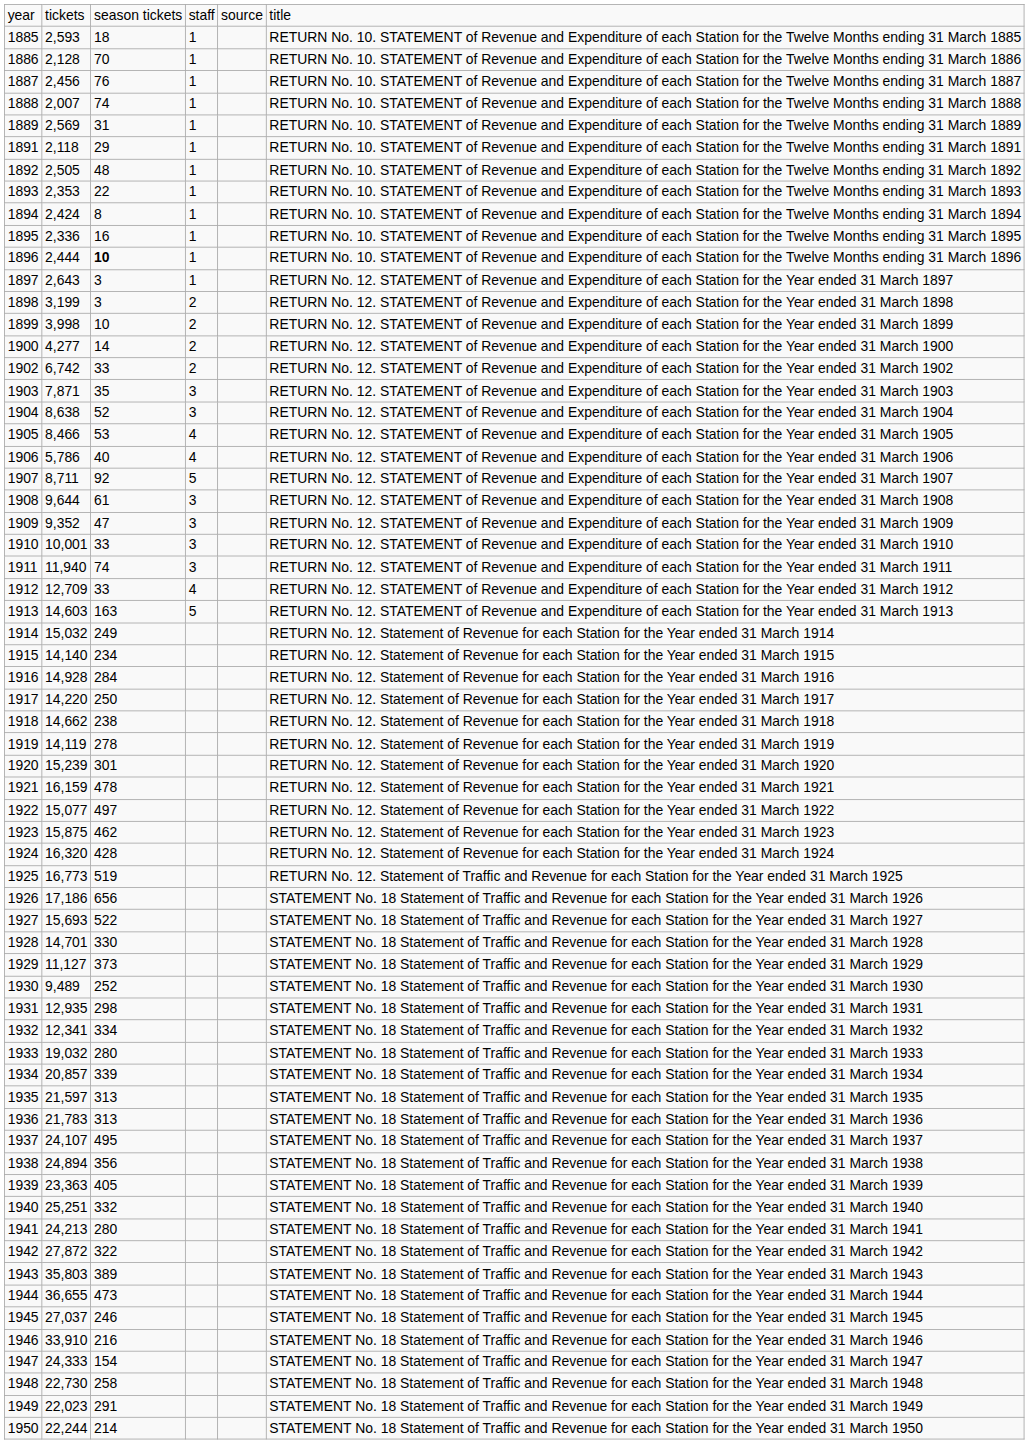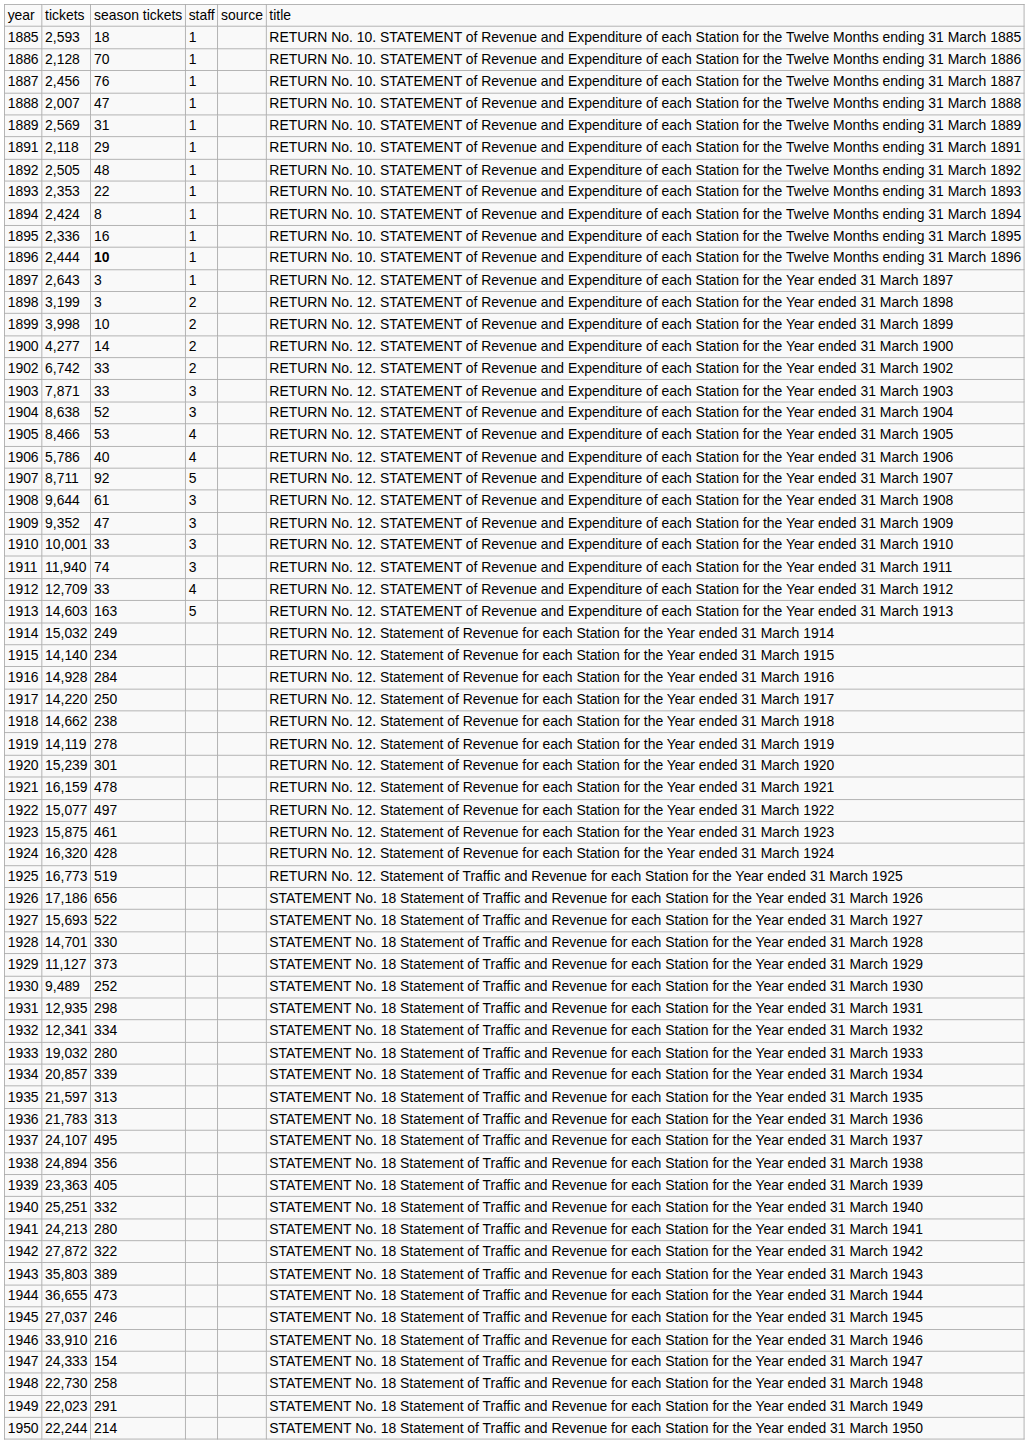(102, 103) 74 -> (102, 103) 47
(102, 390) 35 -> (102, 390) 33
(106, 832) 462 -> (106, 832) 461
